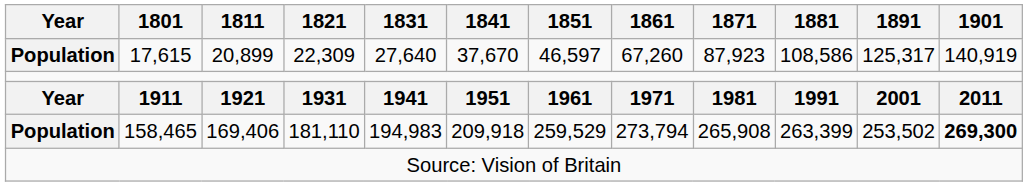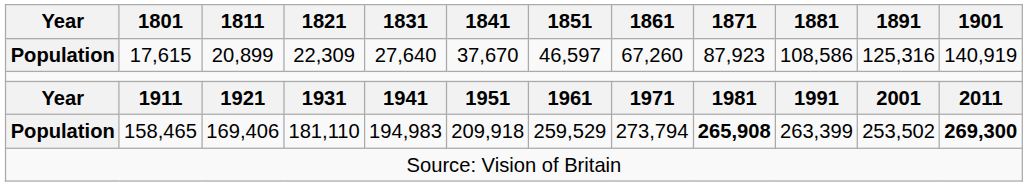(899, 55) 125,317 -> (899, 55) 125,316
(734, 131) normal -> (734, 131) bold
